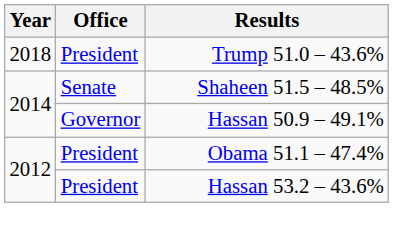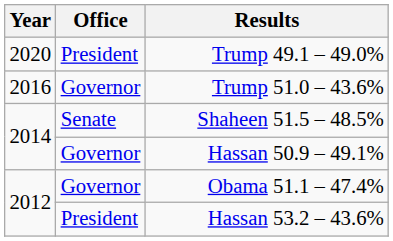+ row: (298, 53)
(30, 53) 2018 -> (30, 86) 2016
(99, 53) President -> (100, 86) Governor
(99, 152) President -> (100, 185) Governor
